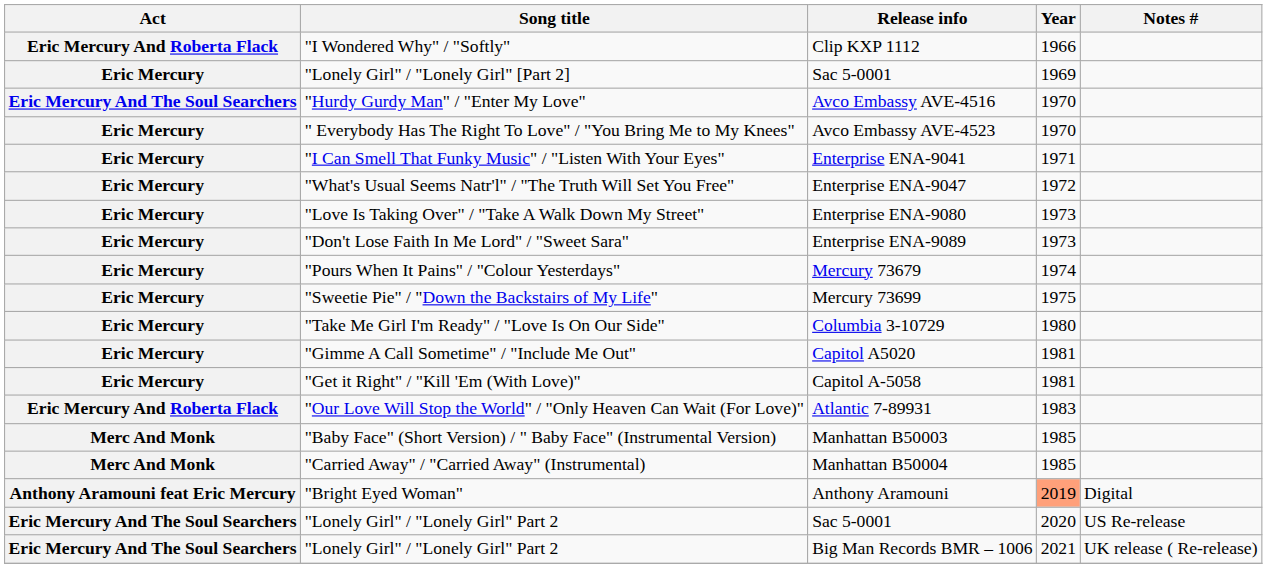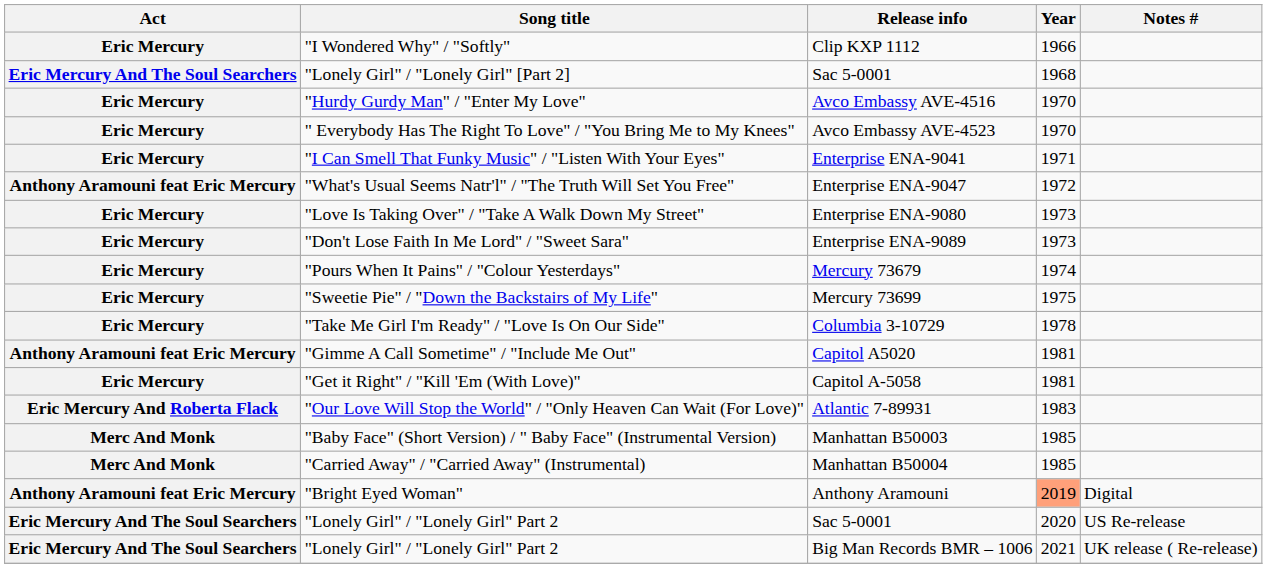(153, 46) Eric Mercury And Roberta Flack -> (153, 46) Eric Mercury
(153, 74) Eric Mercury -> (153, 74) Eric Mercury And The Soul Searchers
(1058, 74) 1969 -> (1058, 74) 1968
(153, 102) Eric Mercury And The Soul Searchers -> (153, 102) Eric Mercury
(153, 185) Eric Mercury -> (153, 185) Anthony Aramouni feat Eric Mercury
(1058, 325) 1980 -> (1058, 325) 1978
(153, 353) Eric Mercury -> (153, 353) Anthony Aramouni feat Eric Mercury
